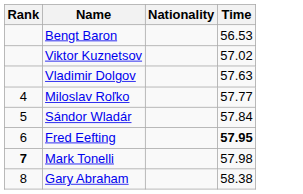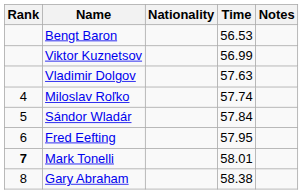+ column: (277, 14)
(236, 55) 57.02 -> (236, 55) 56.99
(236, 96) 57.77 -> (236, 96) 57.74
(236, 138) bold -> (236, 138) normal
(236, 158) 57.98 -> (236, 158) 58.01
